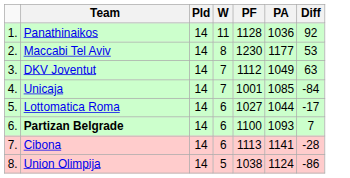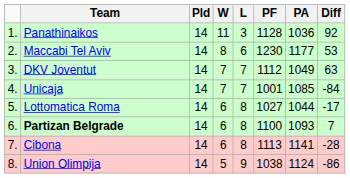+ column: (243, 13)
